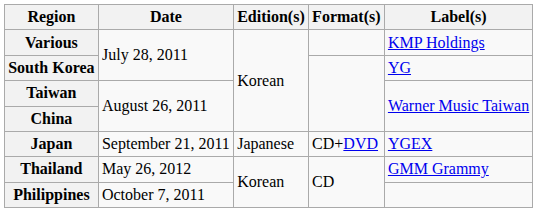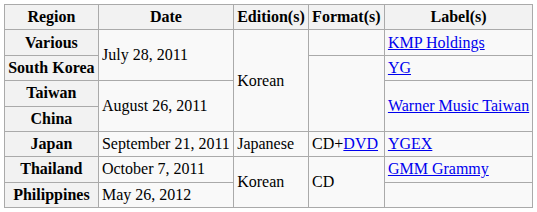(147, 169) May 26, 2012 -> (153, 169) October 7, 2011
(153, 194) October 7, 2011 -> (147, 194) May 26, 2012
